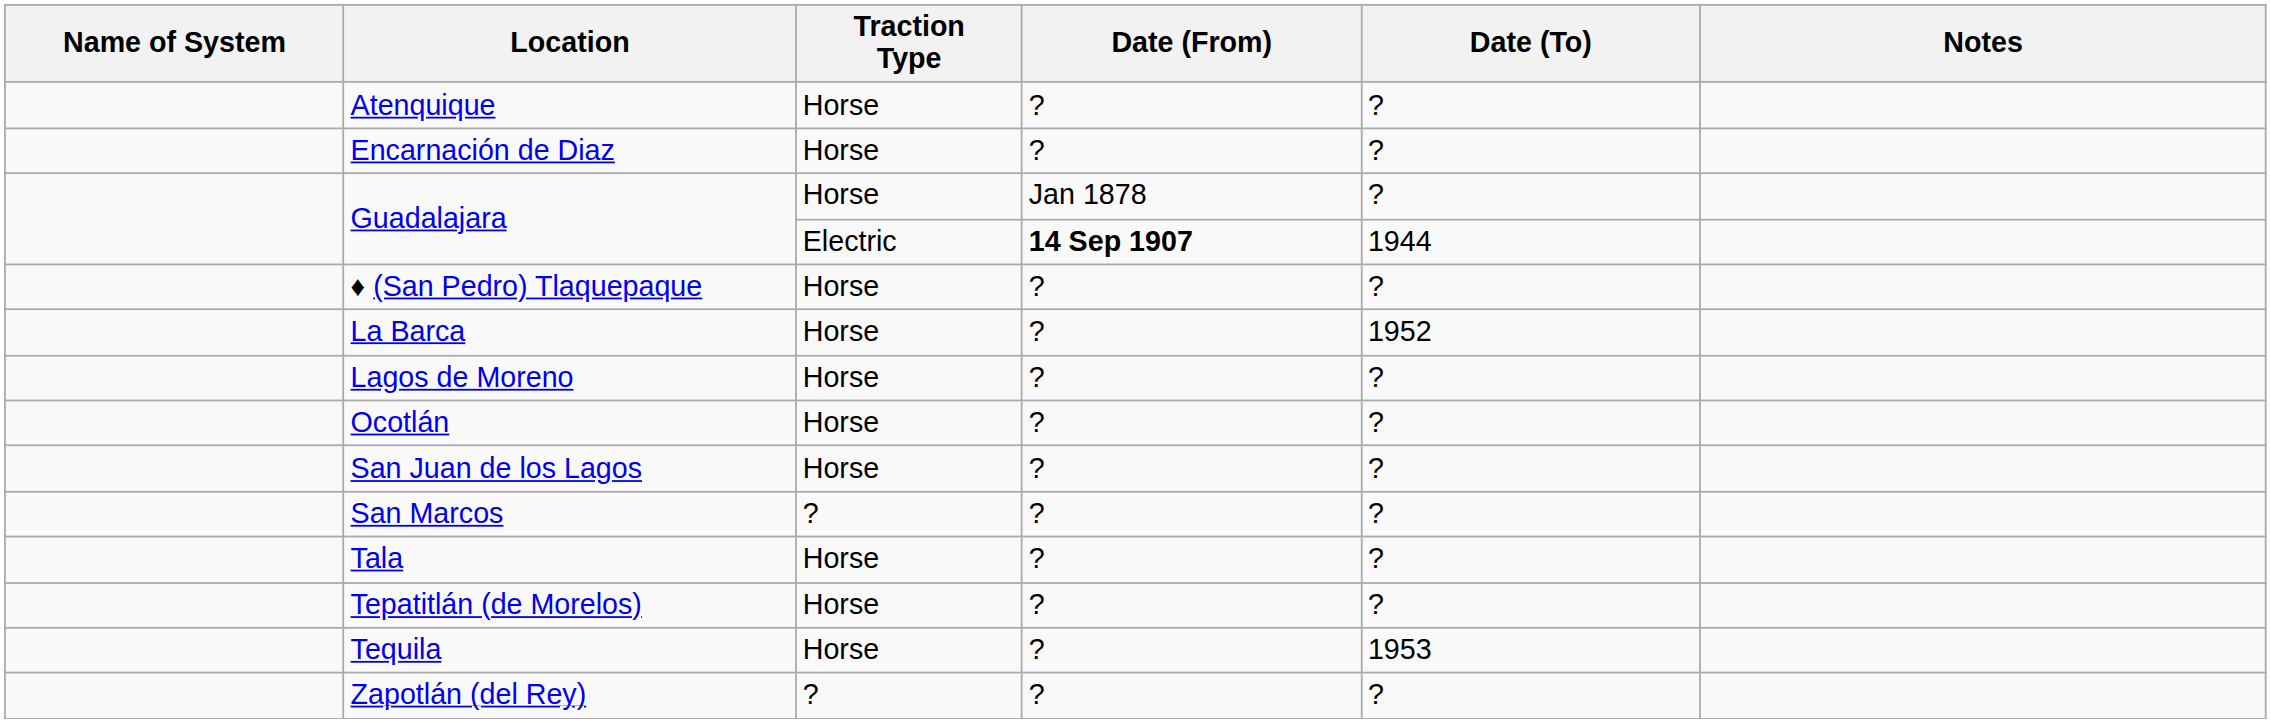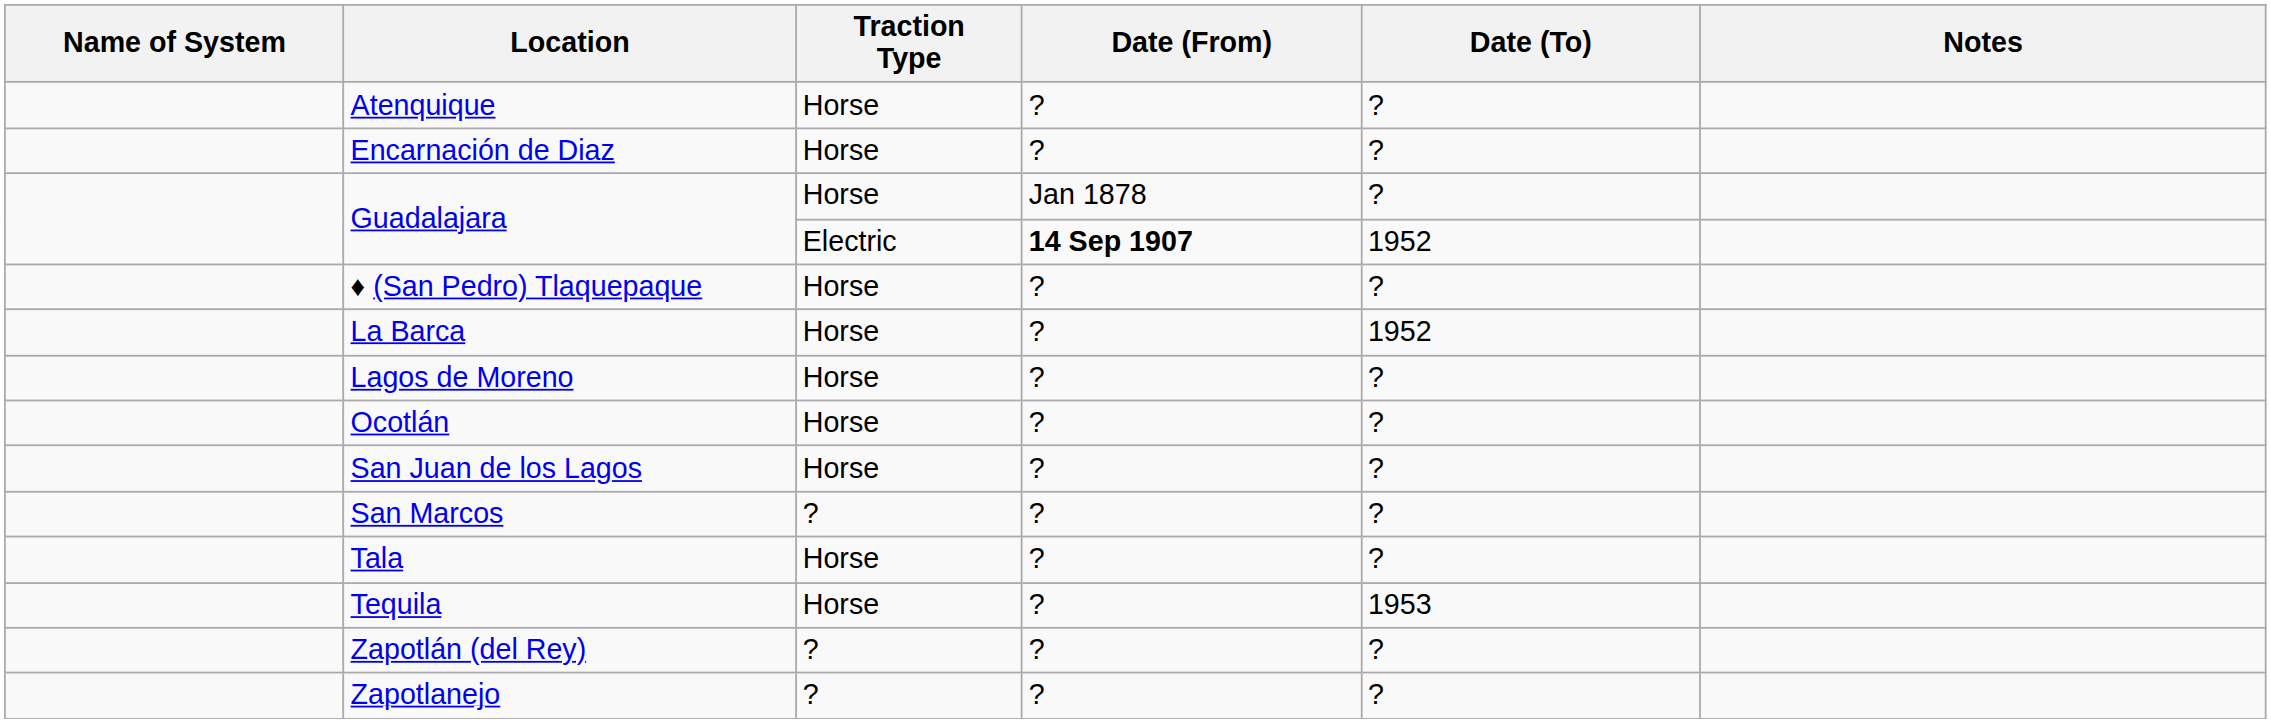(1400, 241) 1944 -> (1400, 241) 1952
- row: (496, 604)
+ row: (425, 695)
